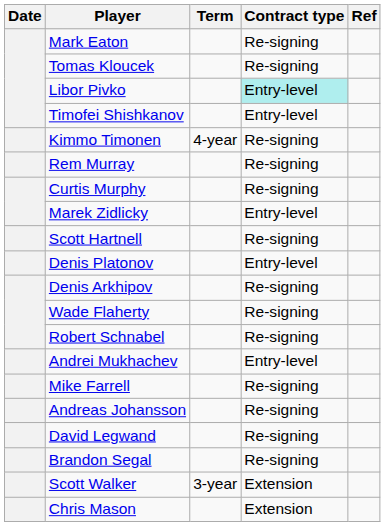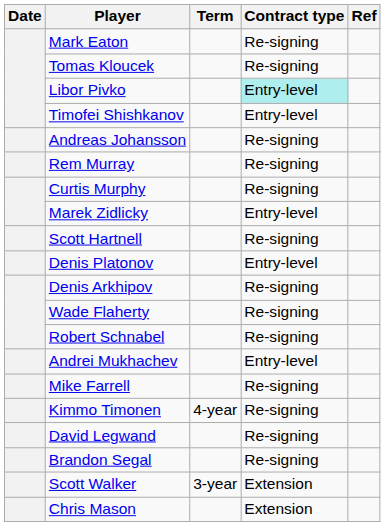rows swapped: (117, 410) <-> (105, 139)
